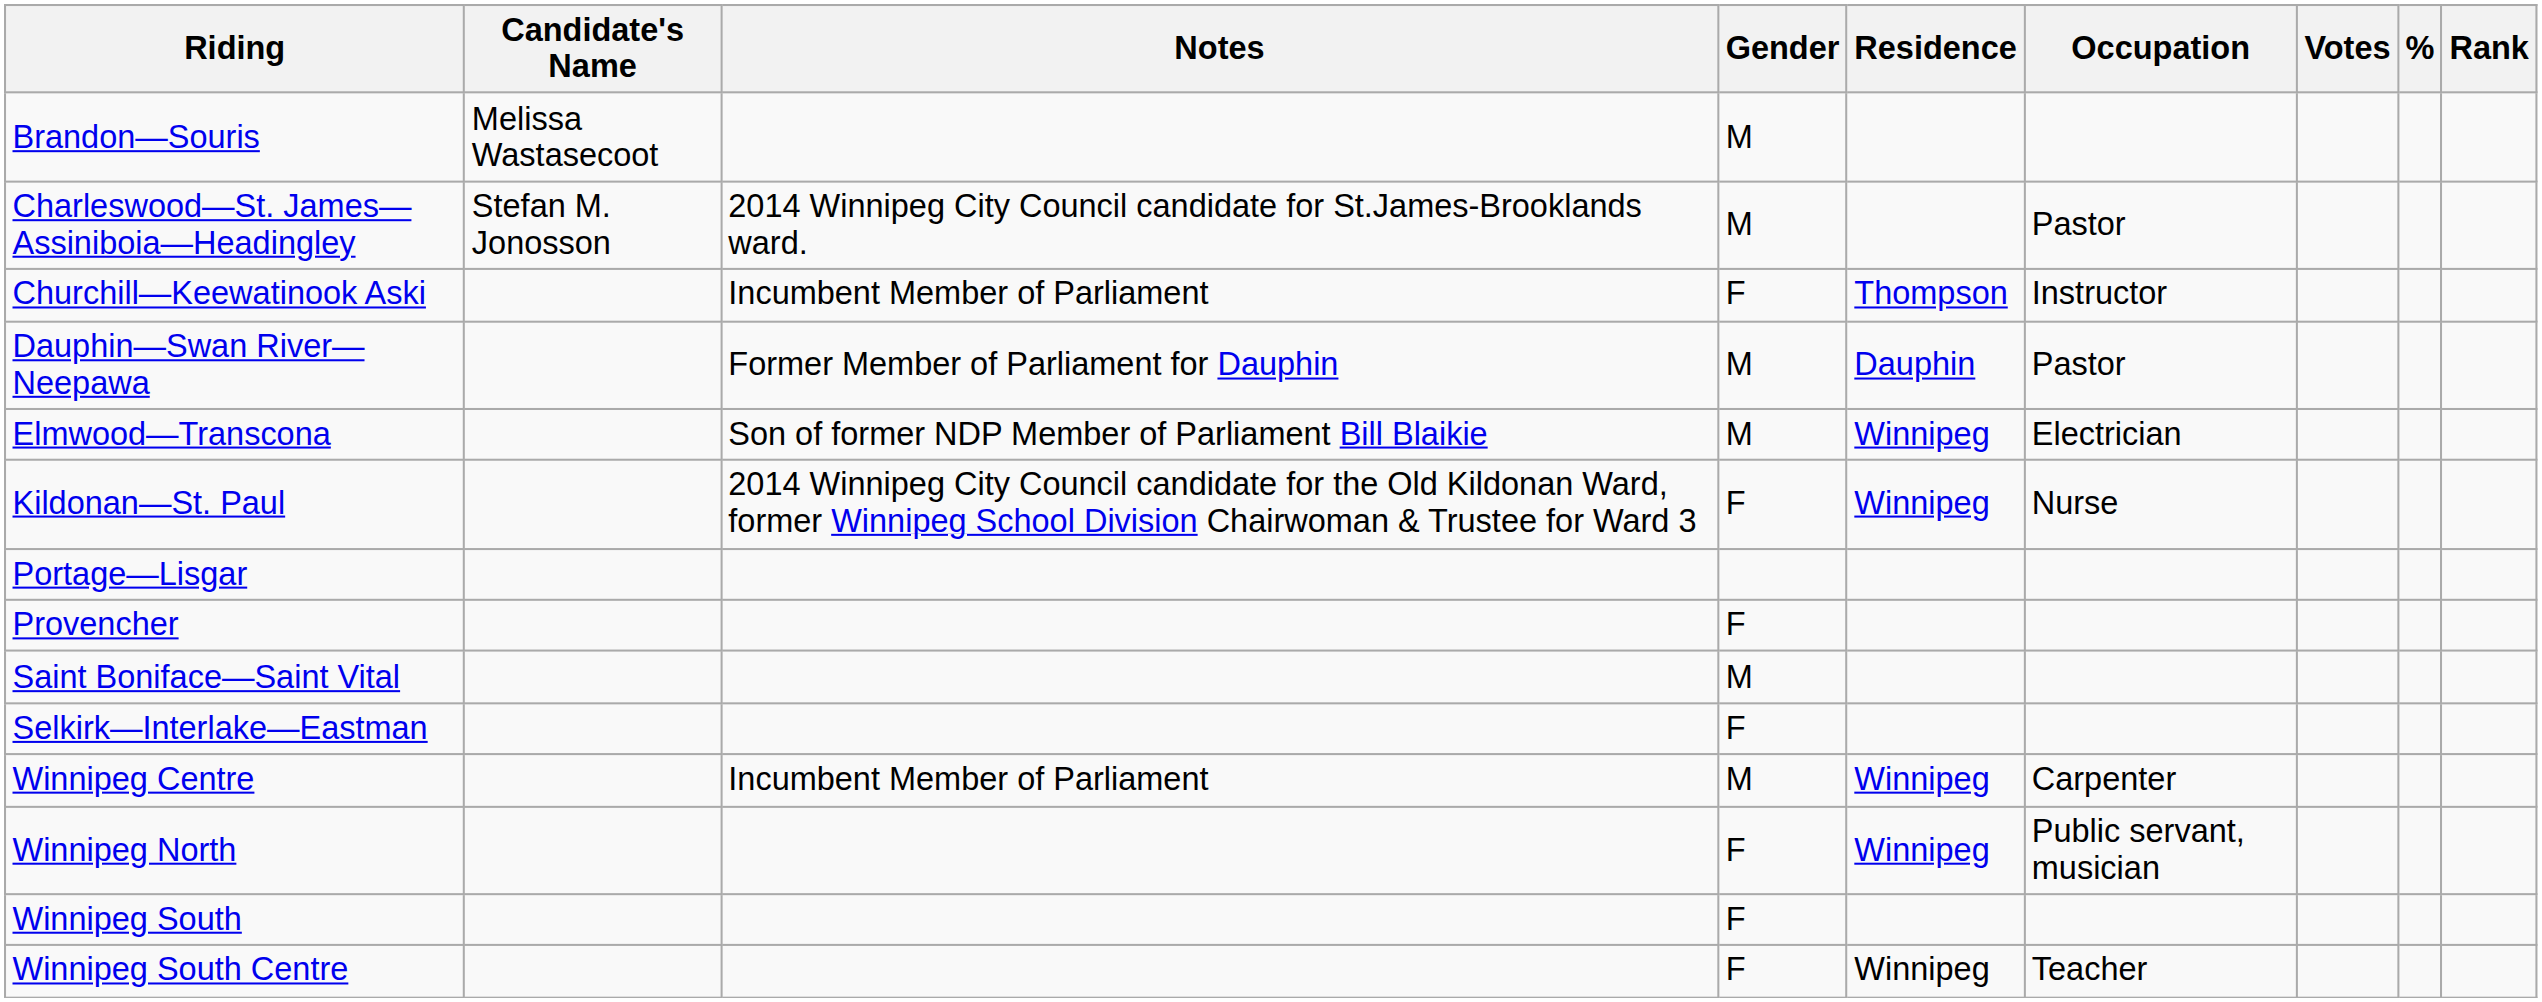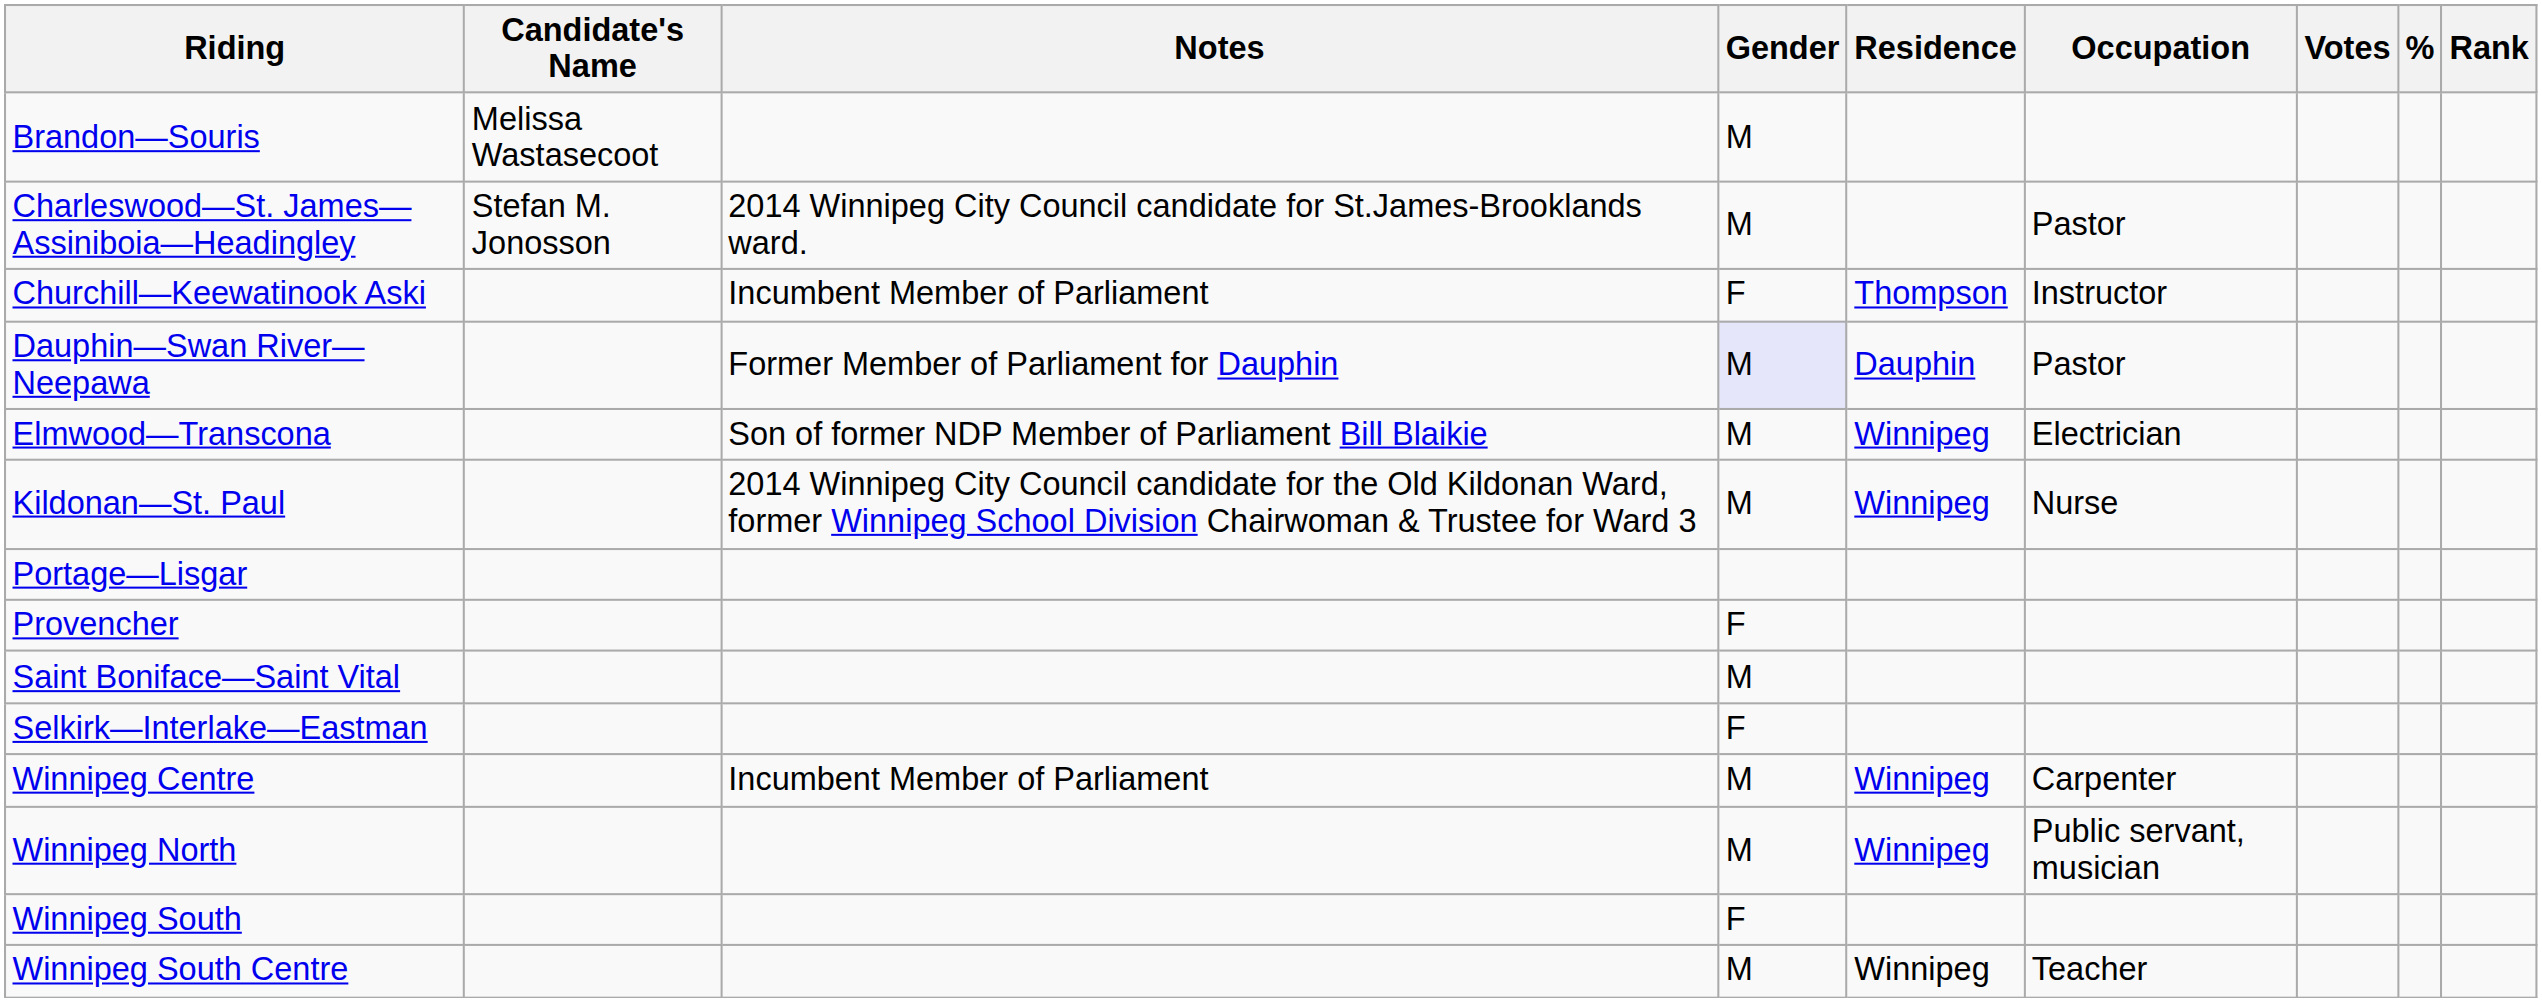(1739, 364) no background -> (1739, 364) lavender background
(1736, 503) F -> (1739, 503) M
(1736, 849) F -> (1739, 849) M
(1736, 970) F -> (1739, 970) M
